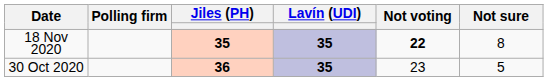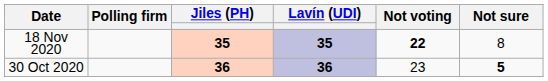(325, 68) 35 -> (325, 68) 36
(501, 68) normal -> (501, 68) bold
